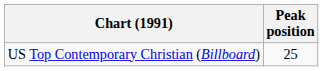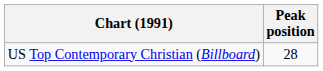(291, 54) 25 -> (291, 54) 28
